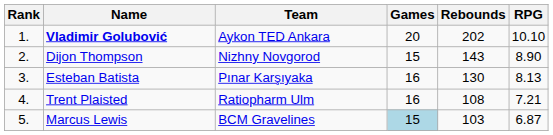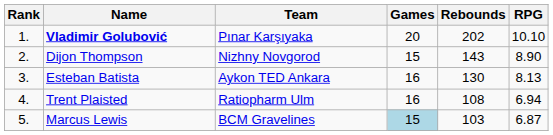(274, 36) Aykon TED Ankara -> (265, 36) Pınar Karşıyaka
(265, 78) Pınar Karşıyaka -> (274, 78) Aykon TED Ankara
(528, 99) 7.21 -> (528, 99) 6.94
